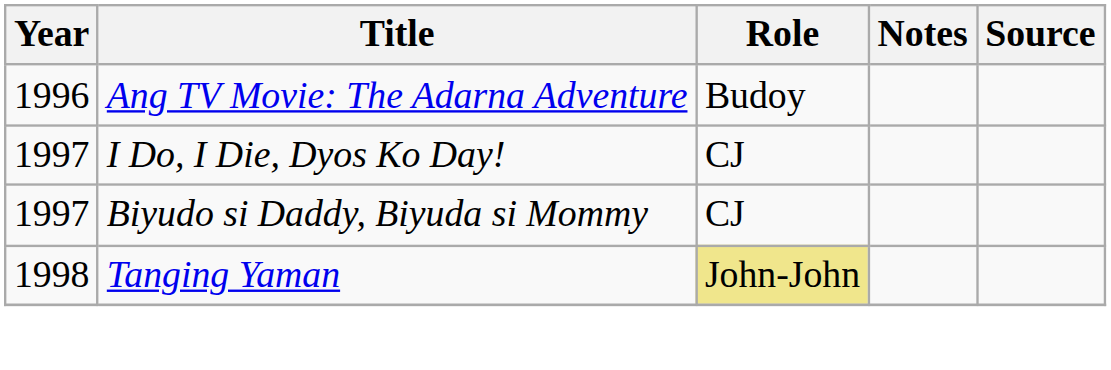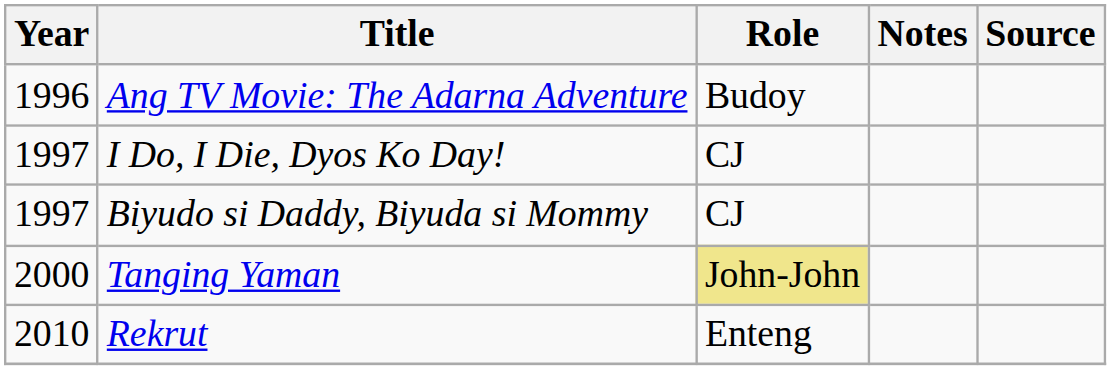(52, 273) 1998 -> (52, 273) 2000
+ row: (157, 333)
